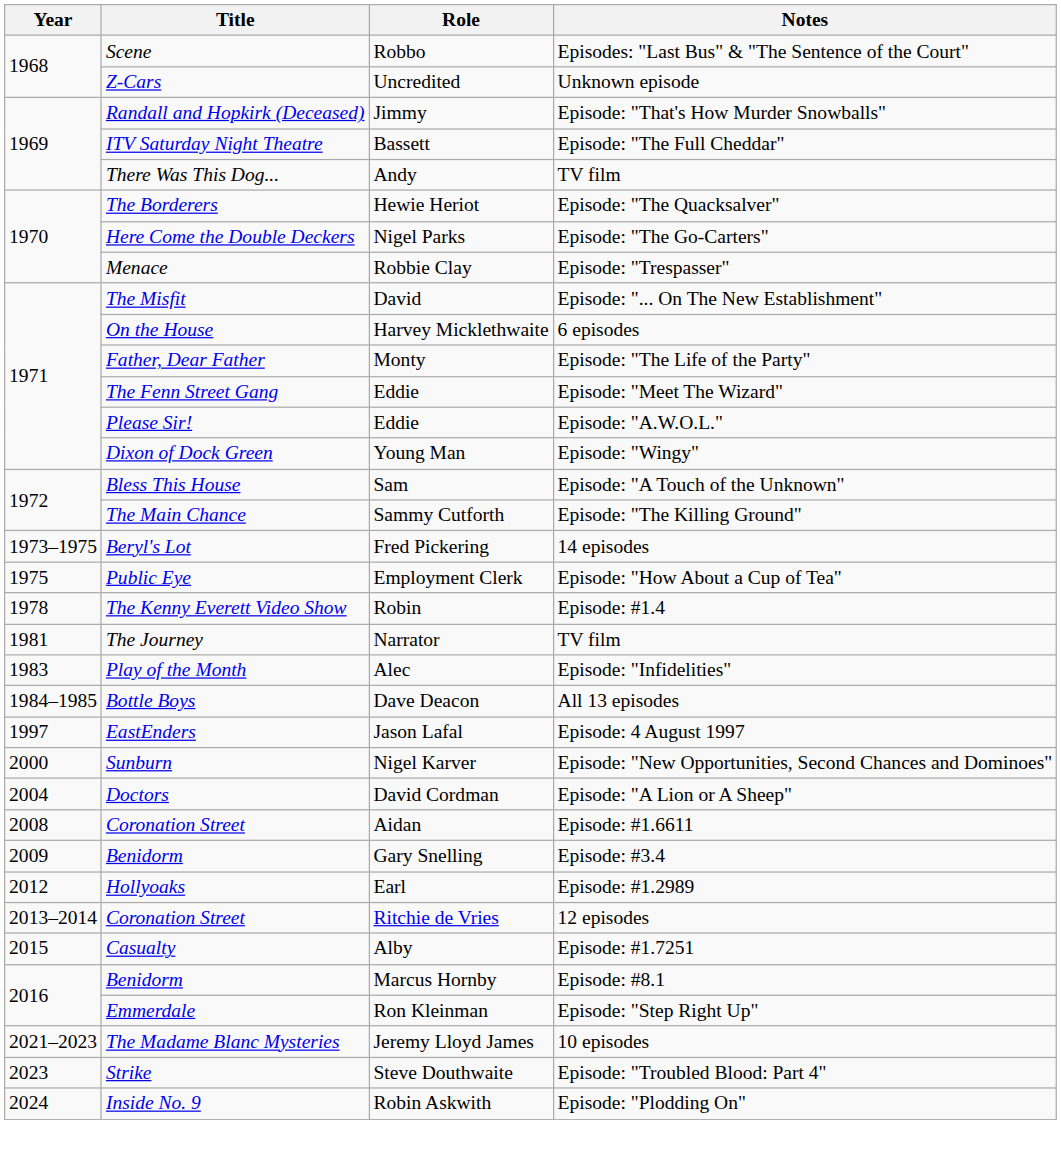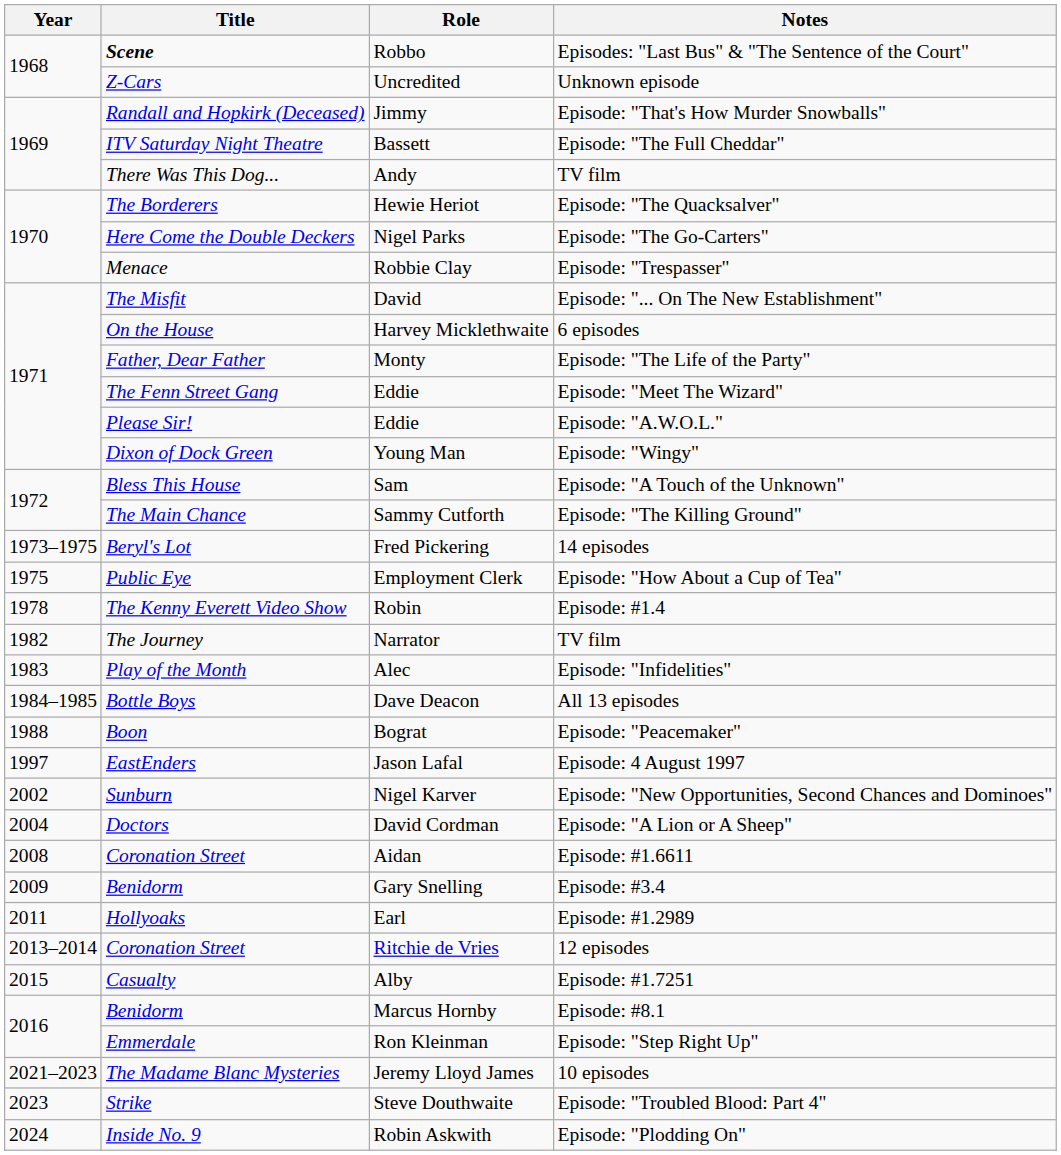(129, 50) normal -> (130, 50) bold
(29, 639) 1981 -> (29, 639) 1982
+ row: (400, 732)
(29, 762) 2000 -> (29, 793) 2002
(29, 886) 2012 -> (28, 917) 2011
